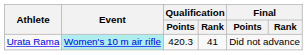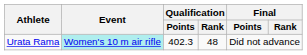(181, 43) 420.3 -> (181, 43) 402.3
(213, 43) 41 -> (213, 43) 48
